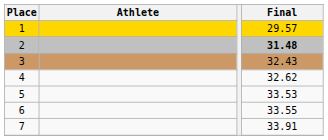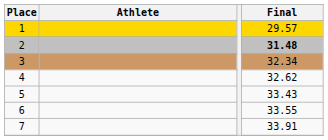(282, 61) 32.43 -> (282, 61) 32.34
(282, 94) 33.53 -> (282, 94) 33.43
